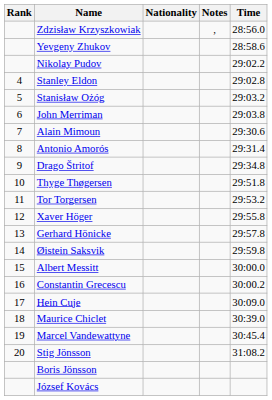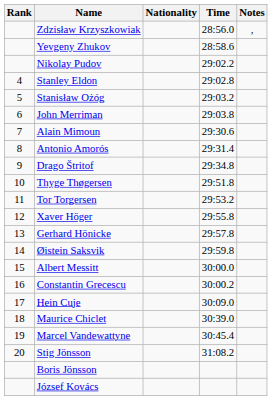columns swapped: (249, 13) <-> (215, 13)
